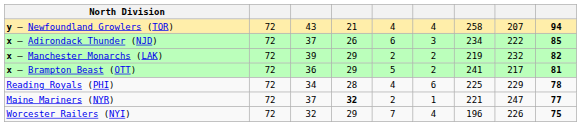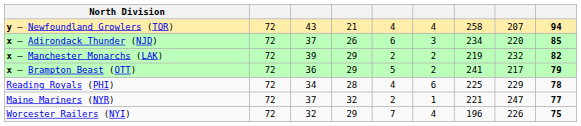(515, 41) 222 -> (515, 41) 220
(556, 70) 81 -> (556, 70) 79
(352, 99) bold -> (352, 99) normal
